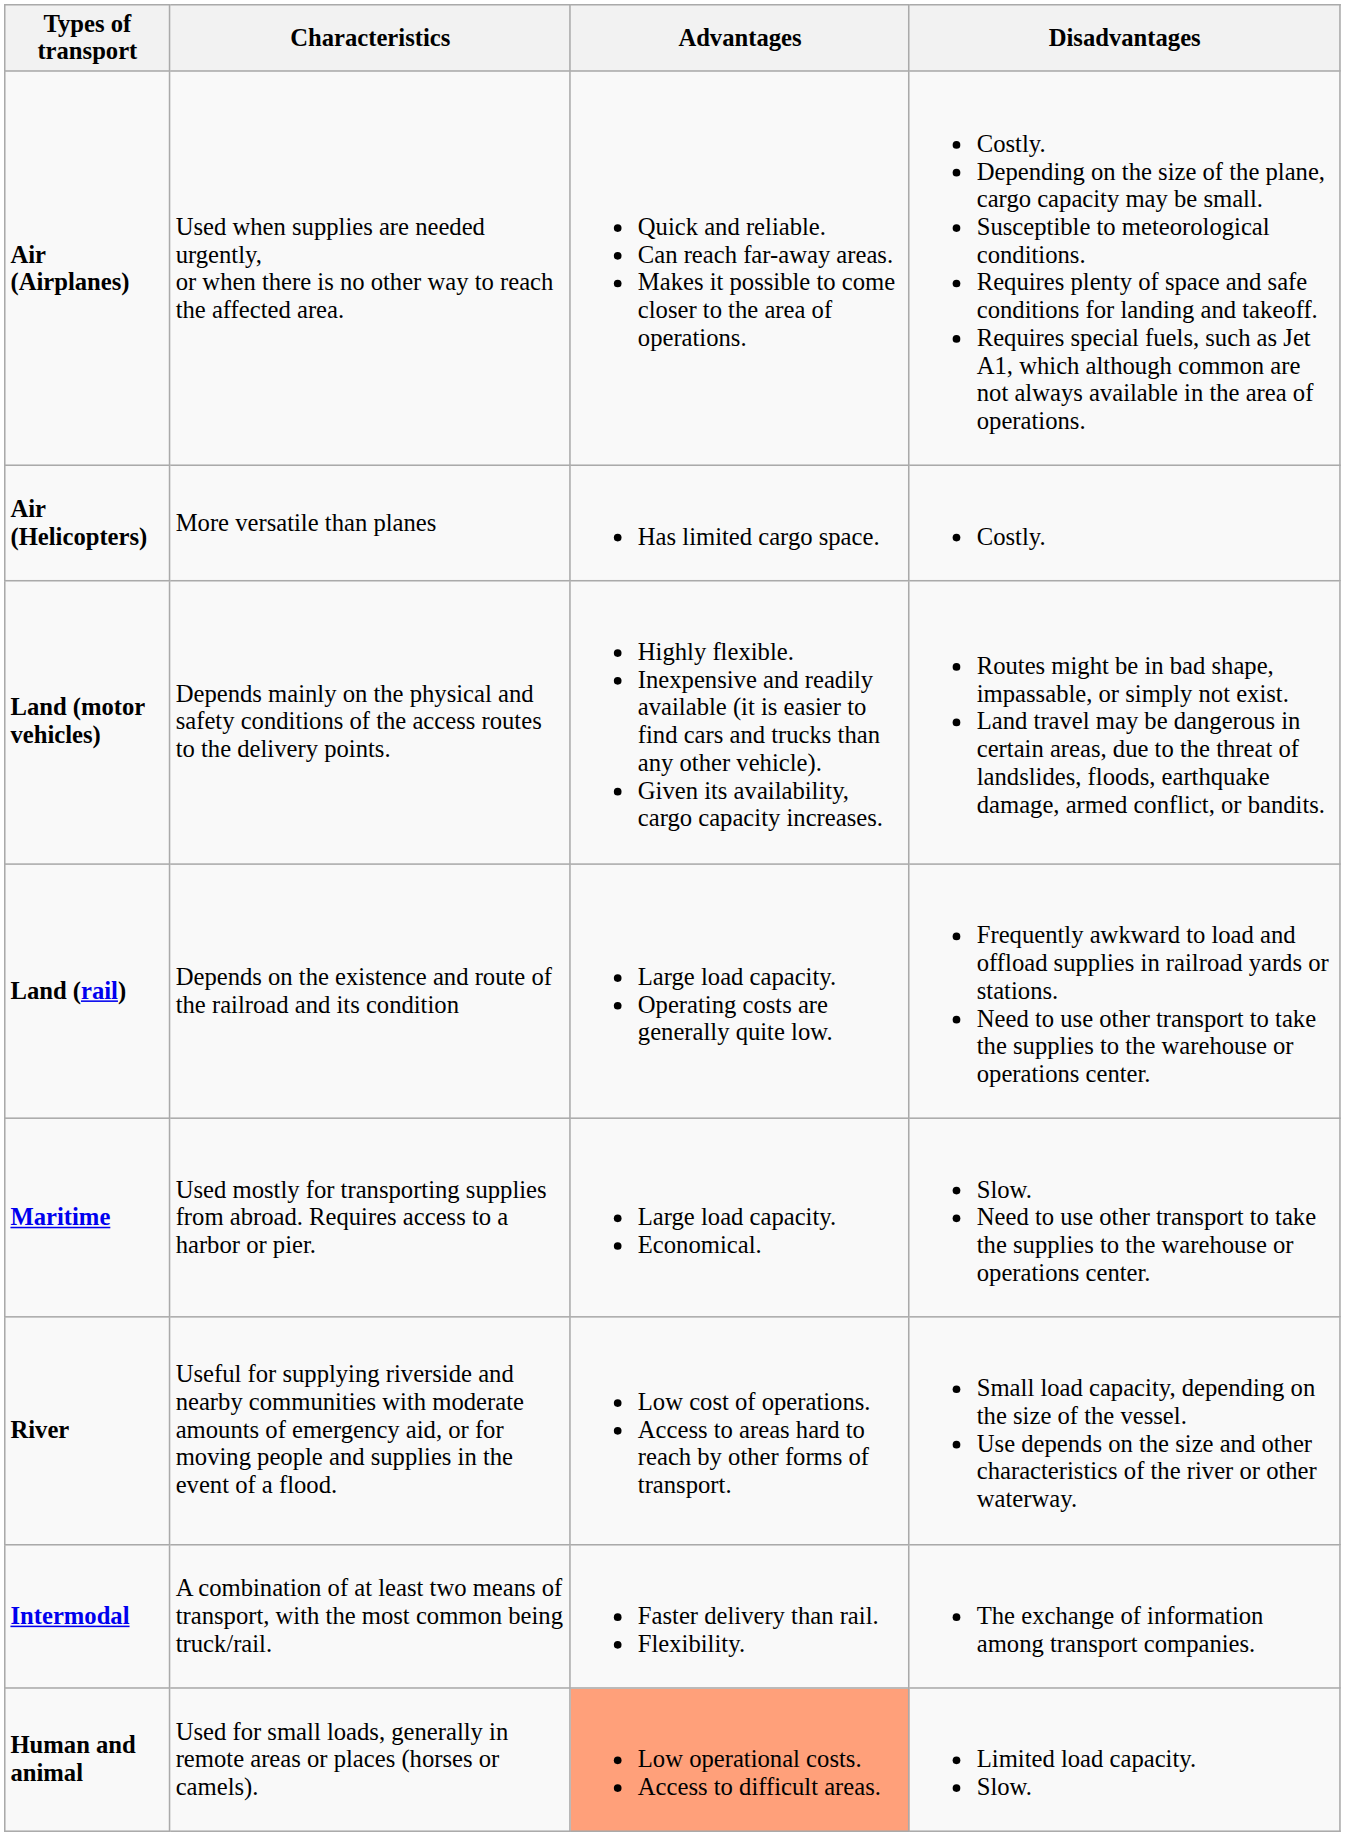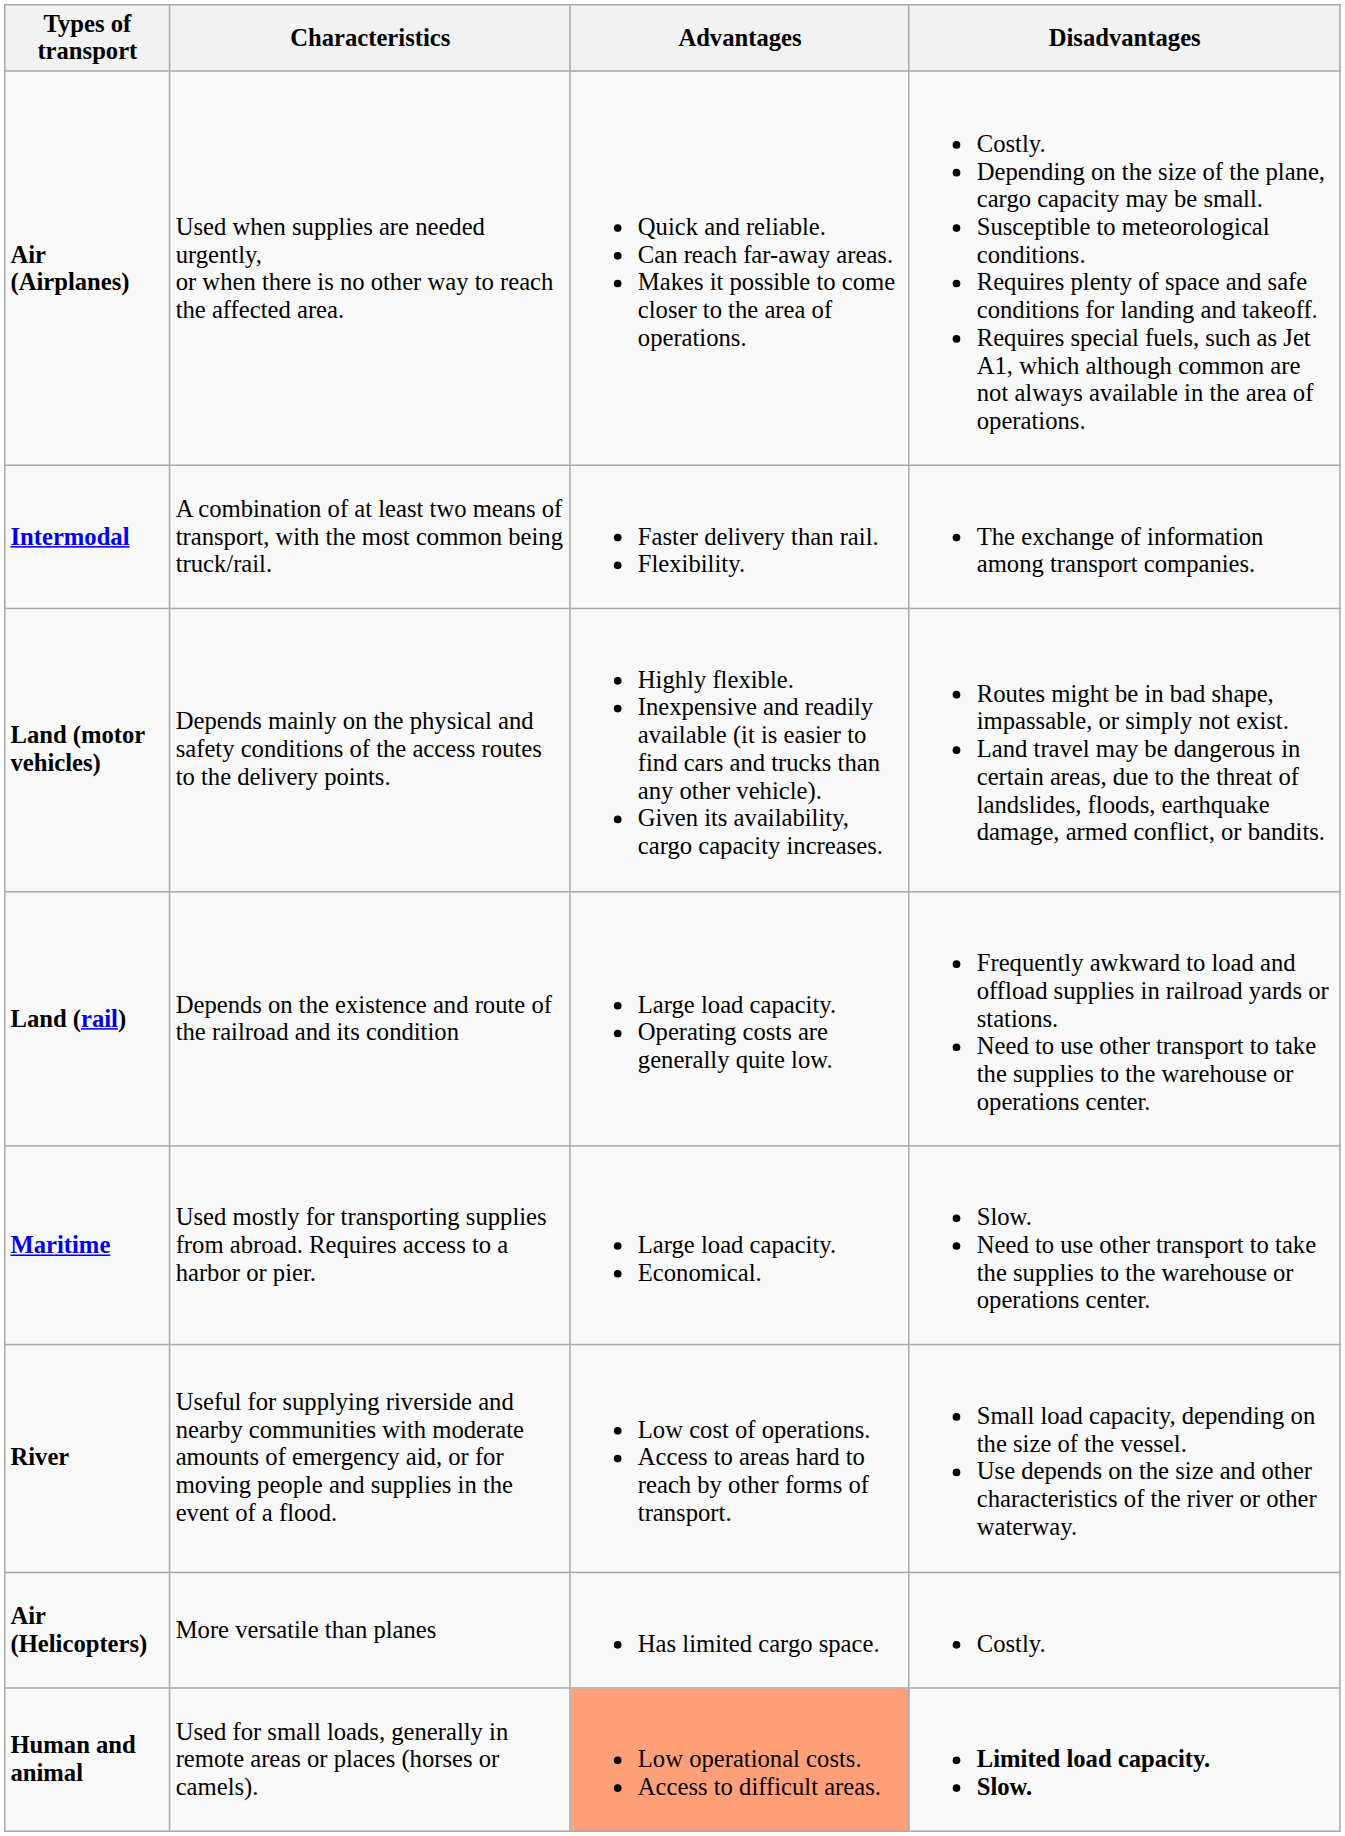rows swapped: (79, 522) <-> (70, 1615)
(1125, 1774) normal -> (1125, 1774) bold
